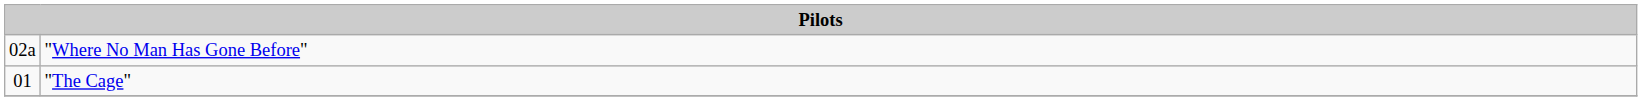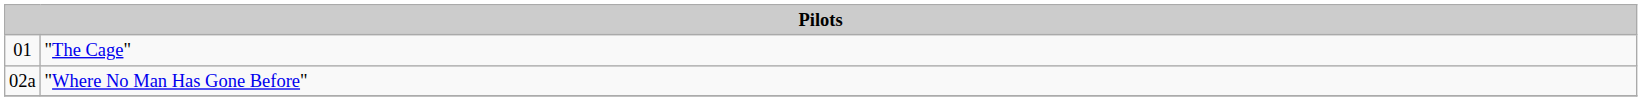rows swapped: (88, 80) <-> (176, 49)
